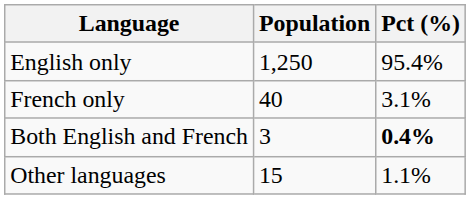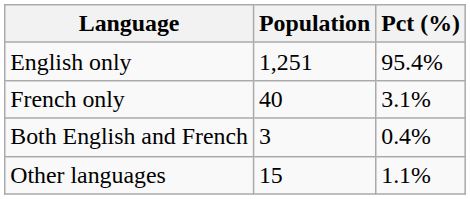(286, 61) 1,250 -> (286, 61) 1,251
(408, 136) bold -> (406, 136) normal
